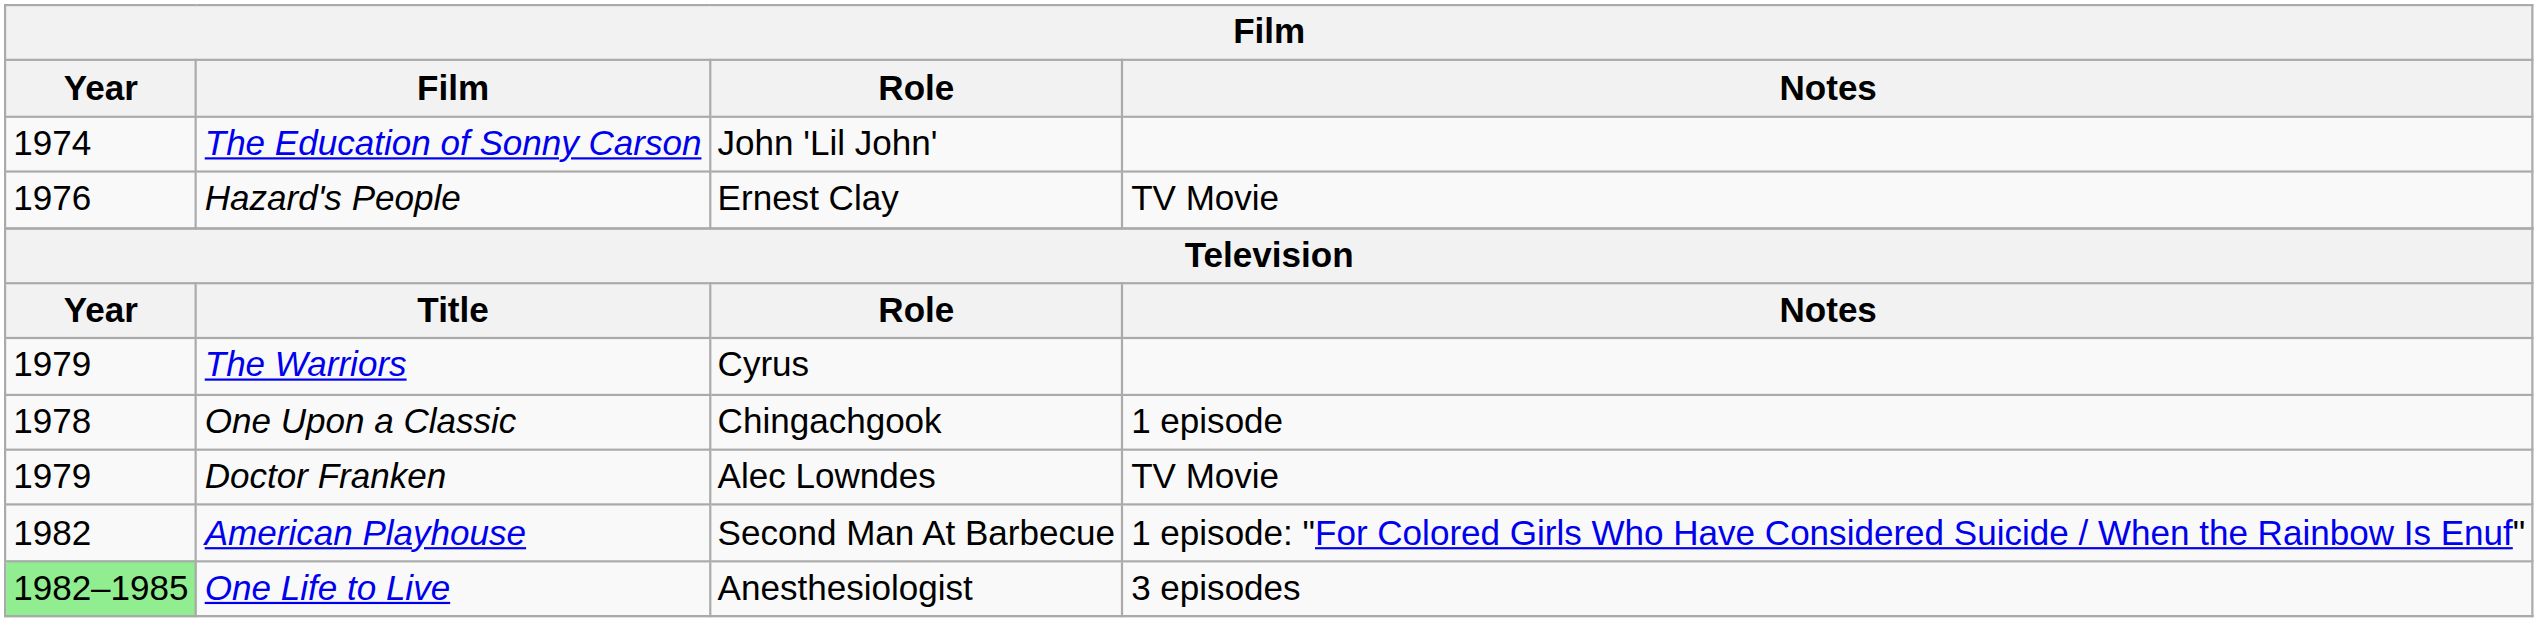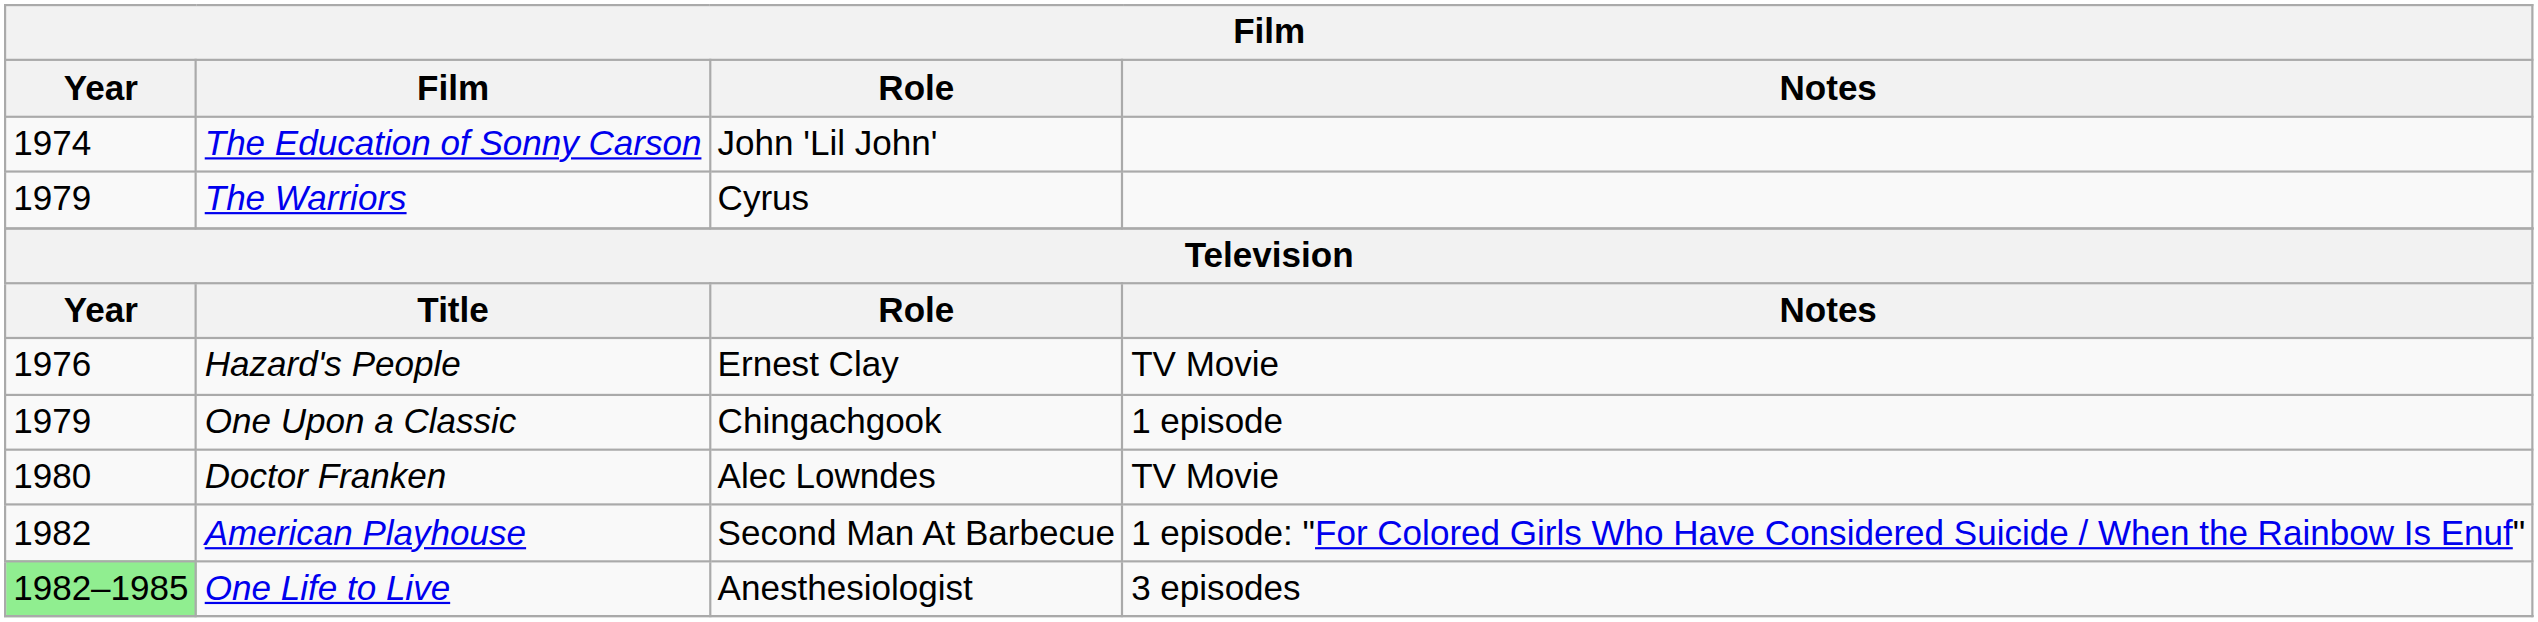rows swapped: (306, 365) <-> (333, 198)
(52, 421) 1978 -> (52, 421) 1979
(52, 476) 1979 -> (52, 476) 1980
